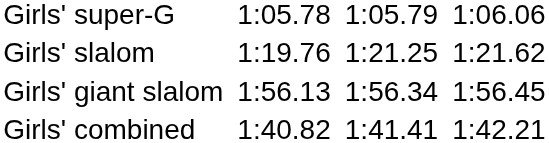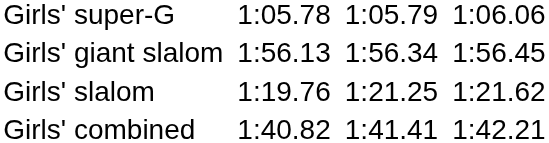rows swapped: (113, 91) <-> (79, 53)
